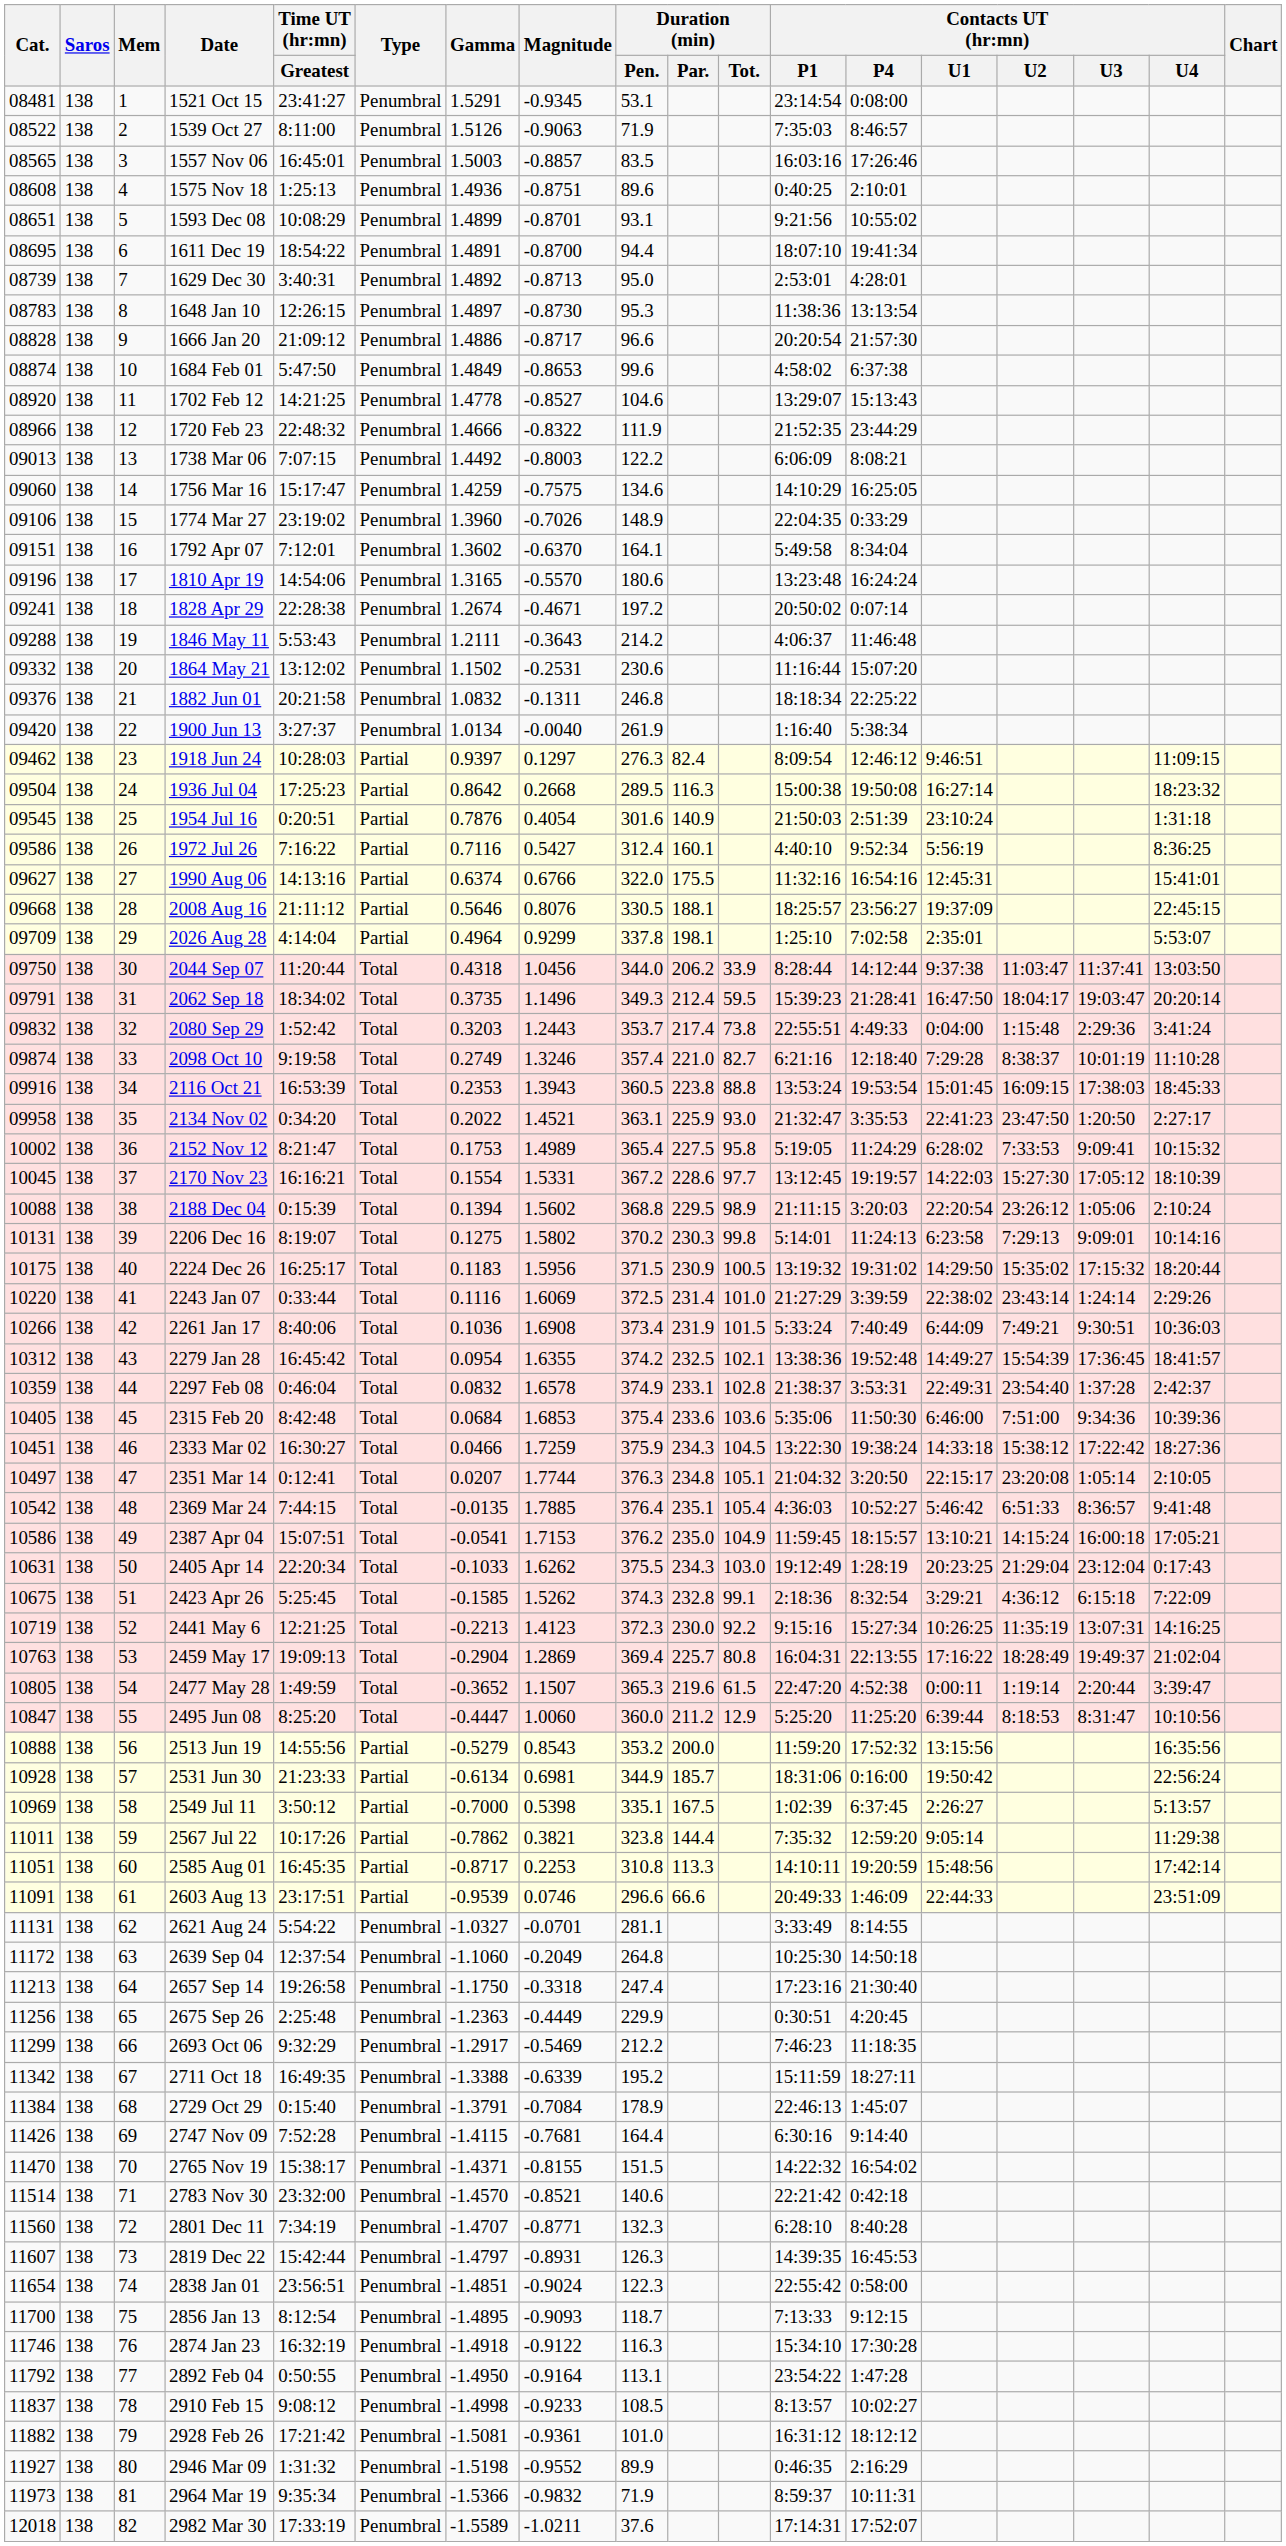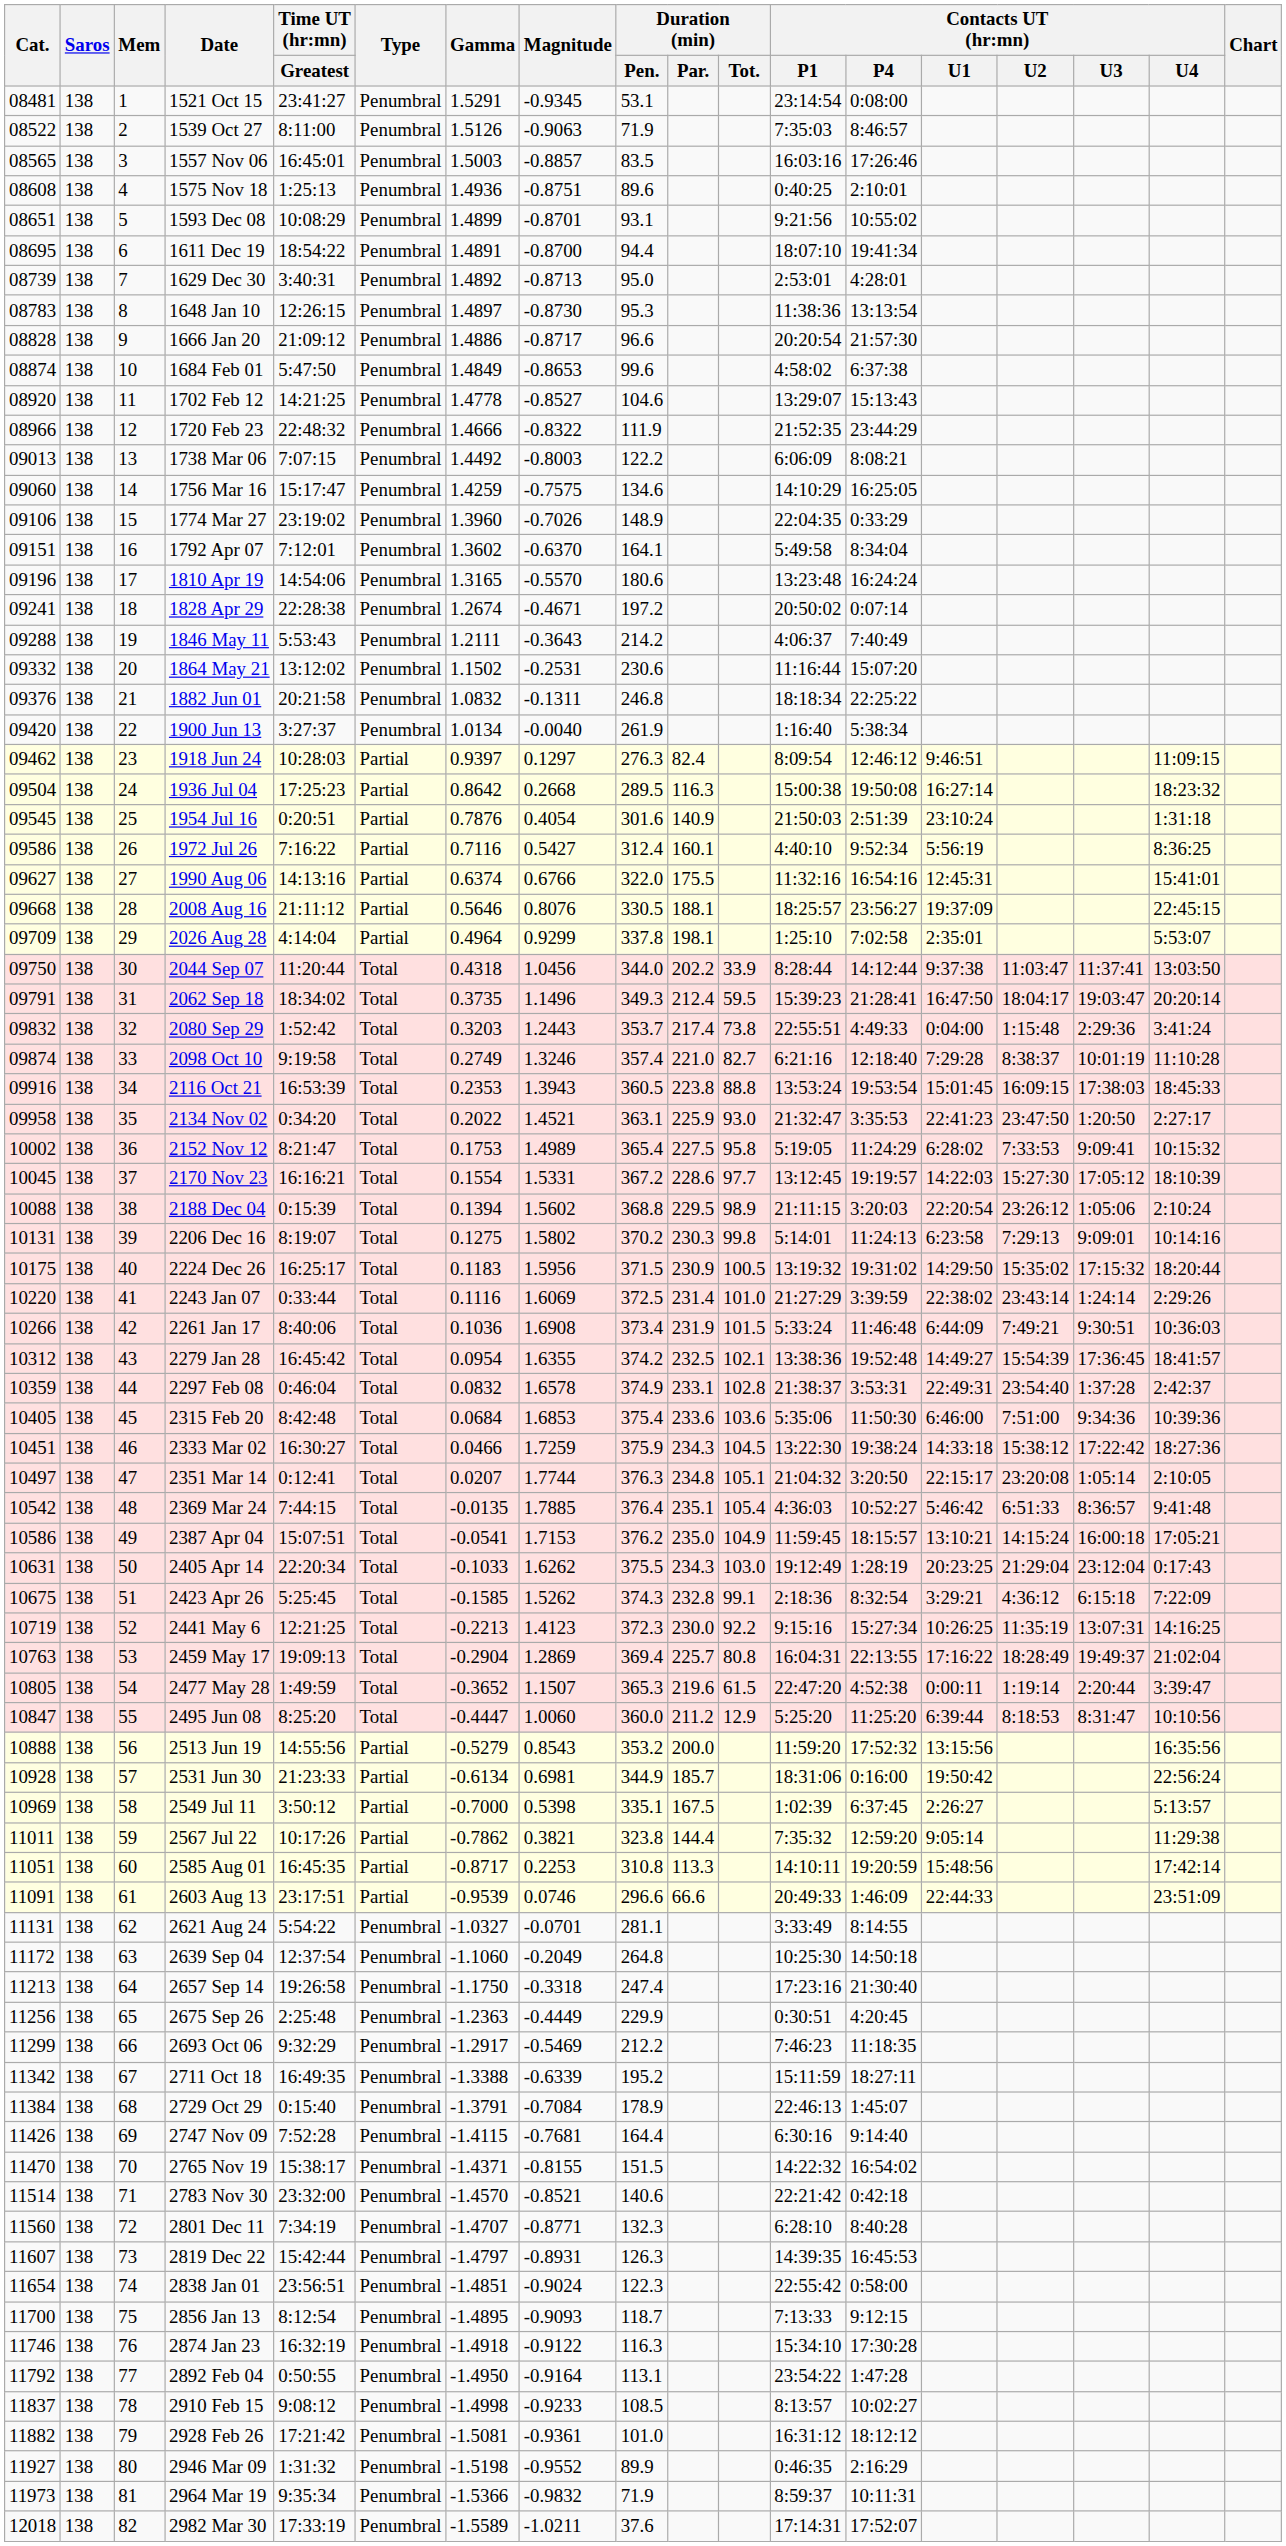(883, 639) 11:46:48 -> (879, 639) 7:40:49
(693, 968) 206.2 -> (693, 968) 202.2
(879, 1328) 7:40:49 -> (883, 1328) 11:46:48
